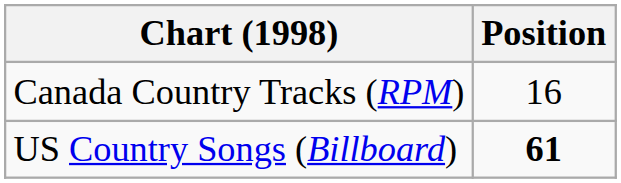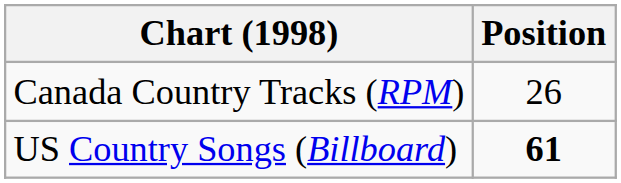(544, 90) 16 -> (544, 90) 26
